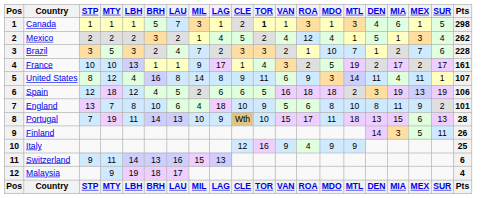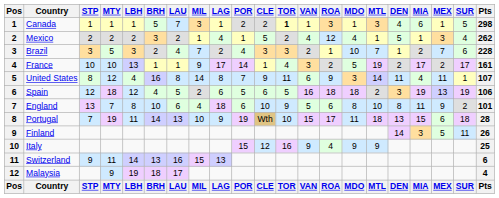+ column: (243, 11)
(442, 119) 13 -> (465, 119) 18
